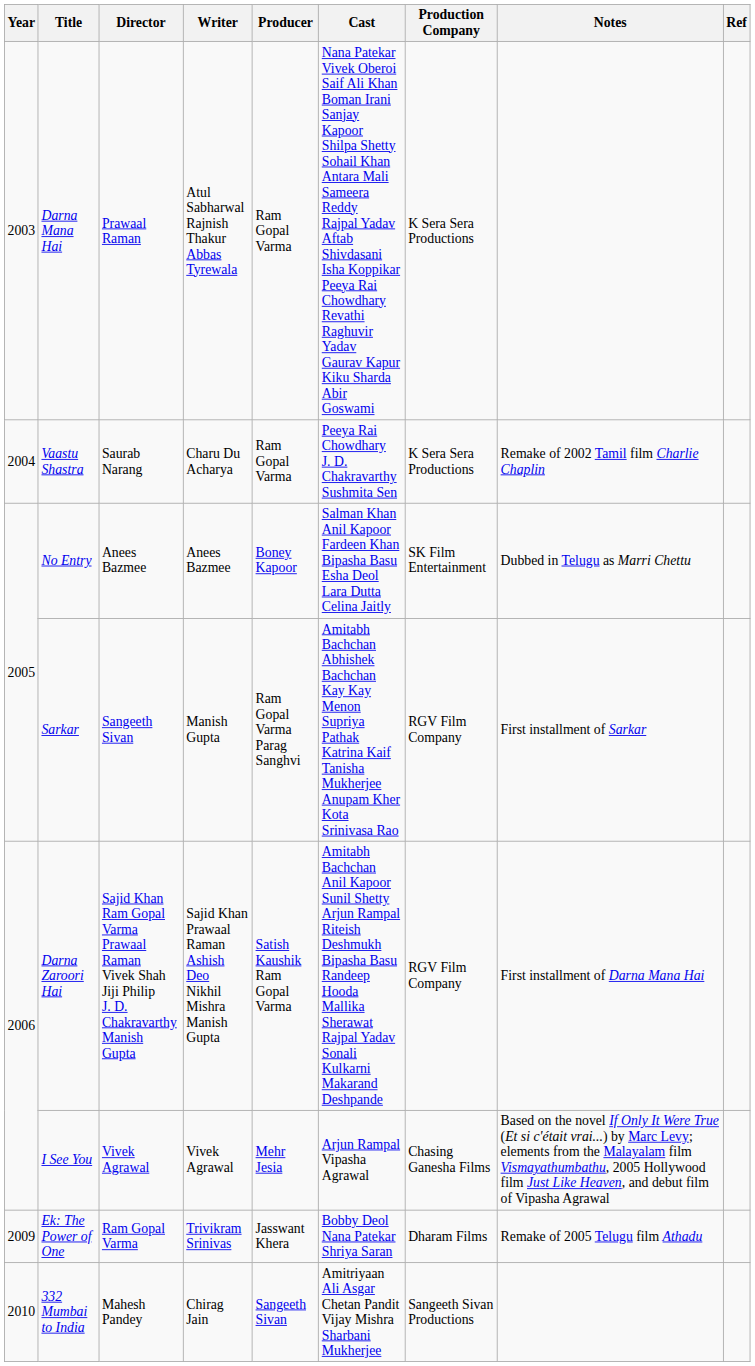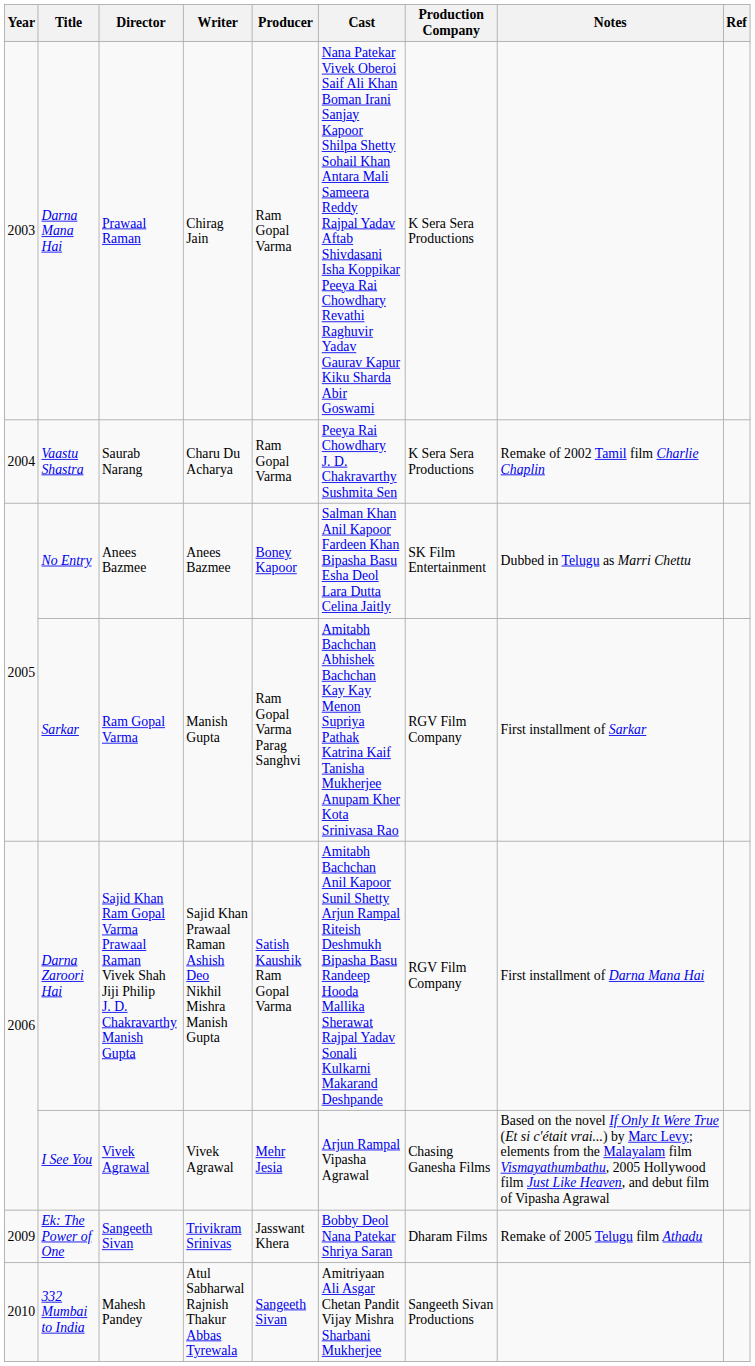(215, 230) Atul Sabharwal Rajnish Thakur Abbas Tyrewala -> (205, 230) Chirag Jain
(127, 729) Sangeeth Sivan -> (133, 729) Ram Gopal Varma
(133, 1236) Ram Gopal Varma -> (127, 1236) Sangeeth Sivan
(205, 1312) Chirag Jain -> (215, 1312) Atul Sabharwal Rajnish Thakur Abbas Tyrewala
